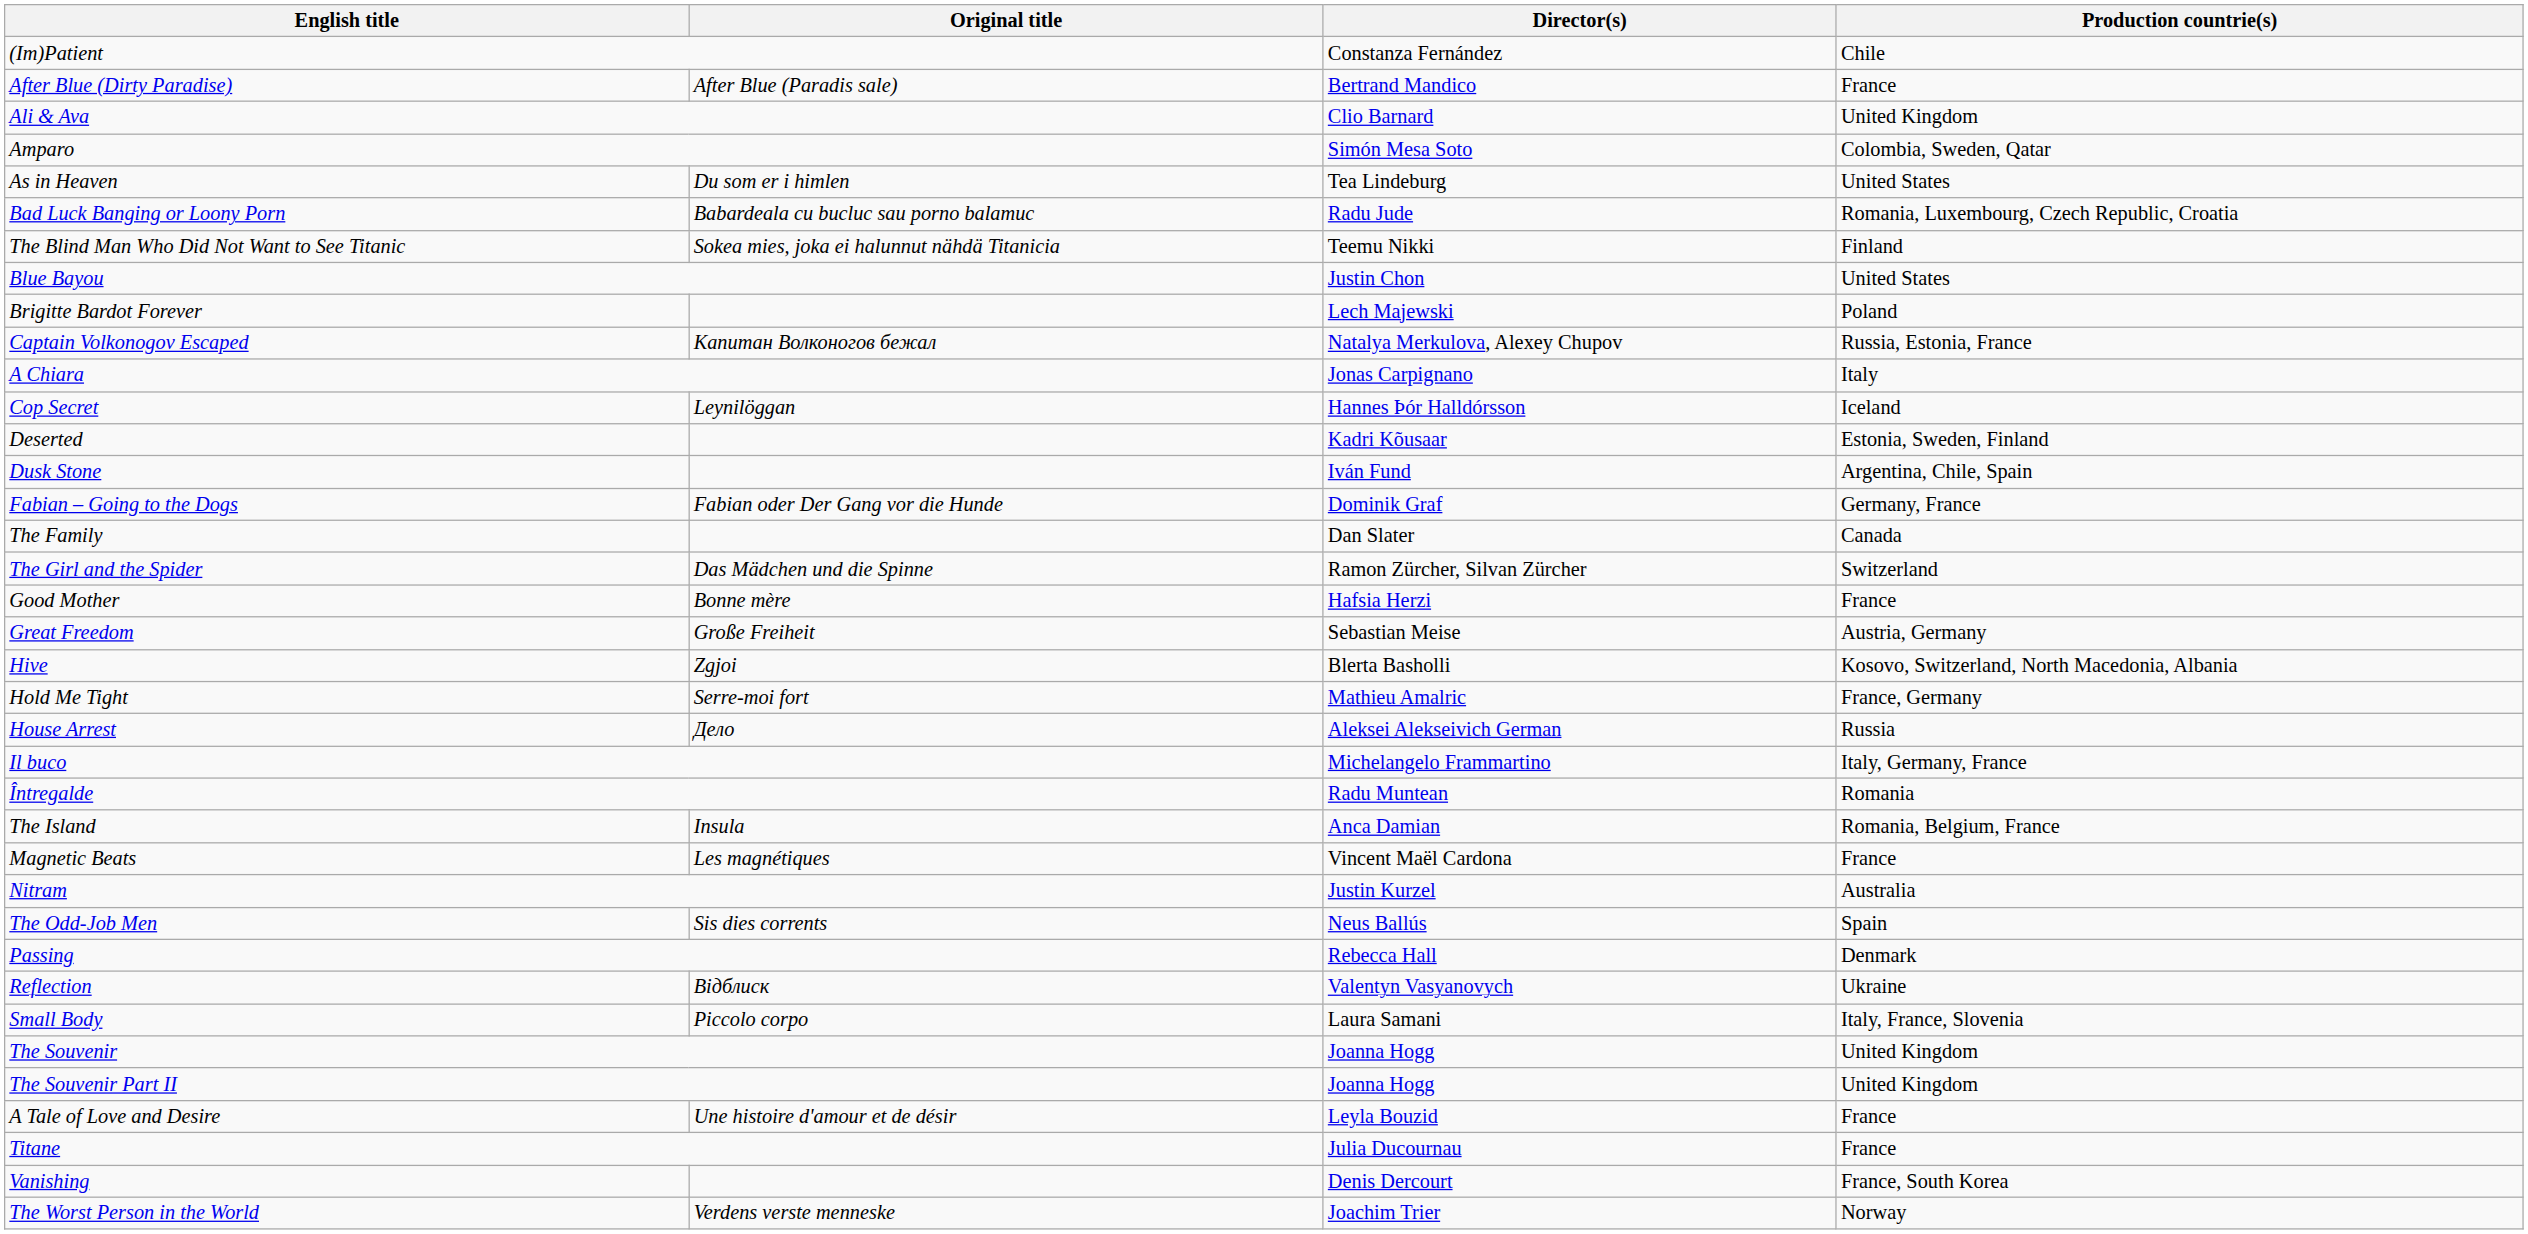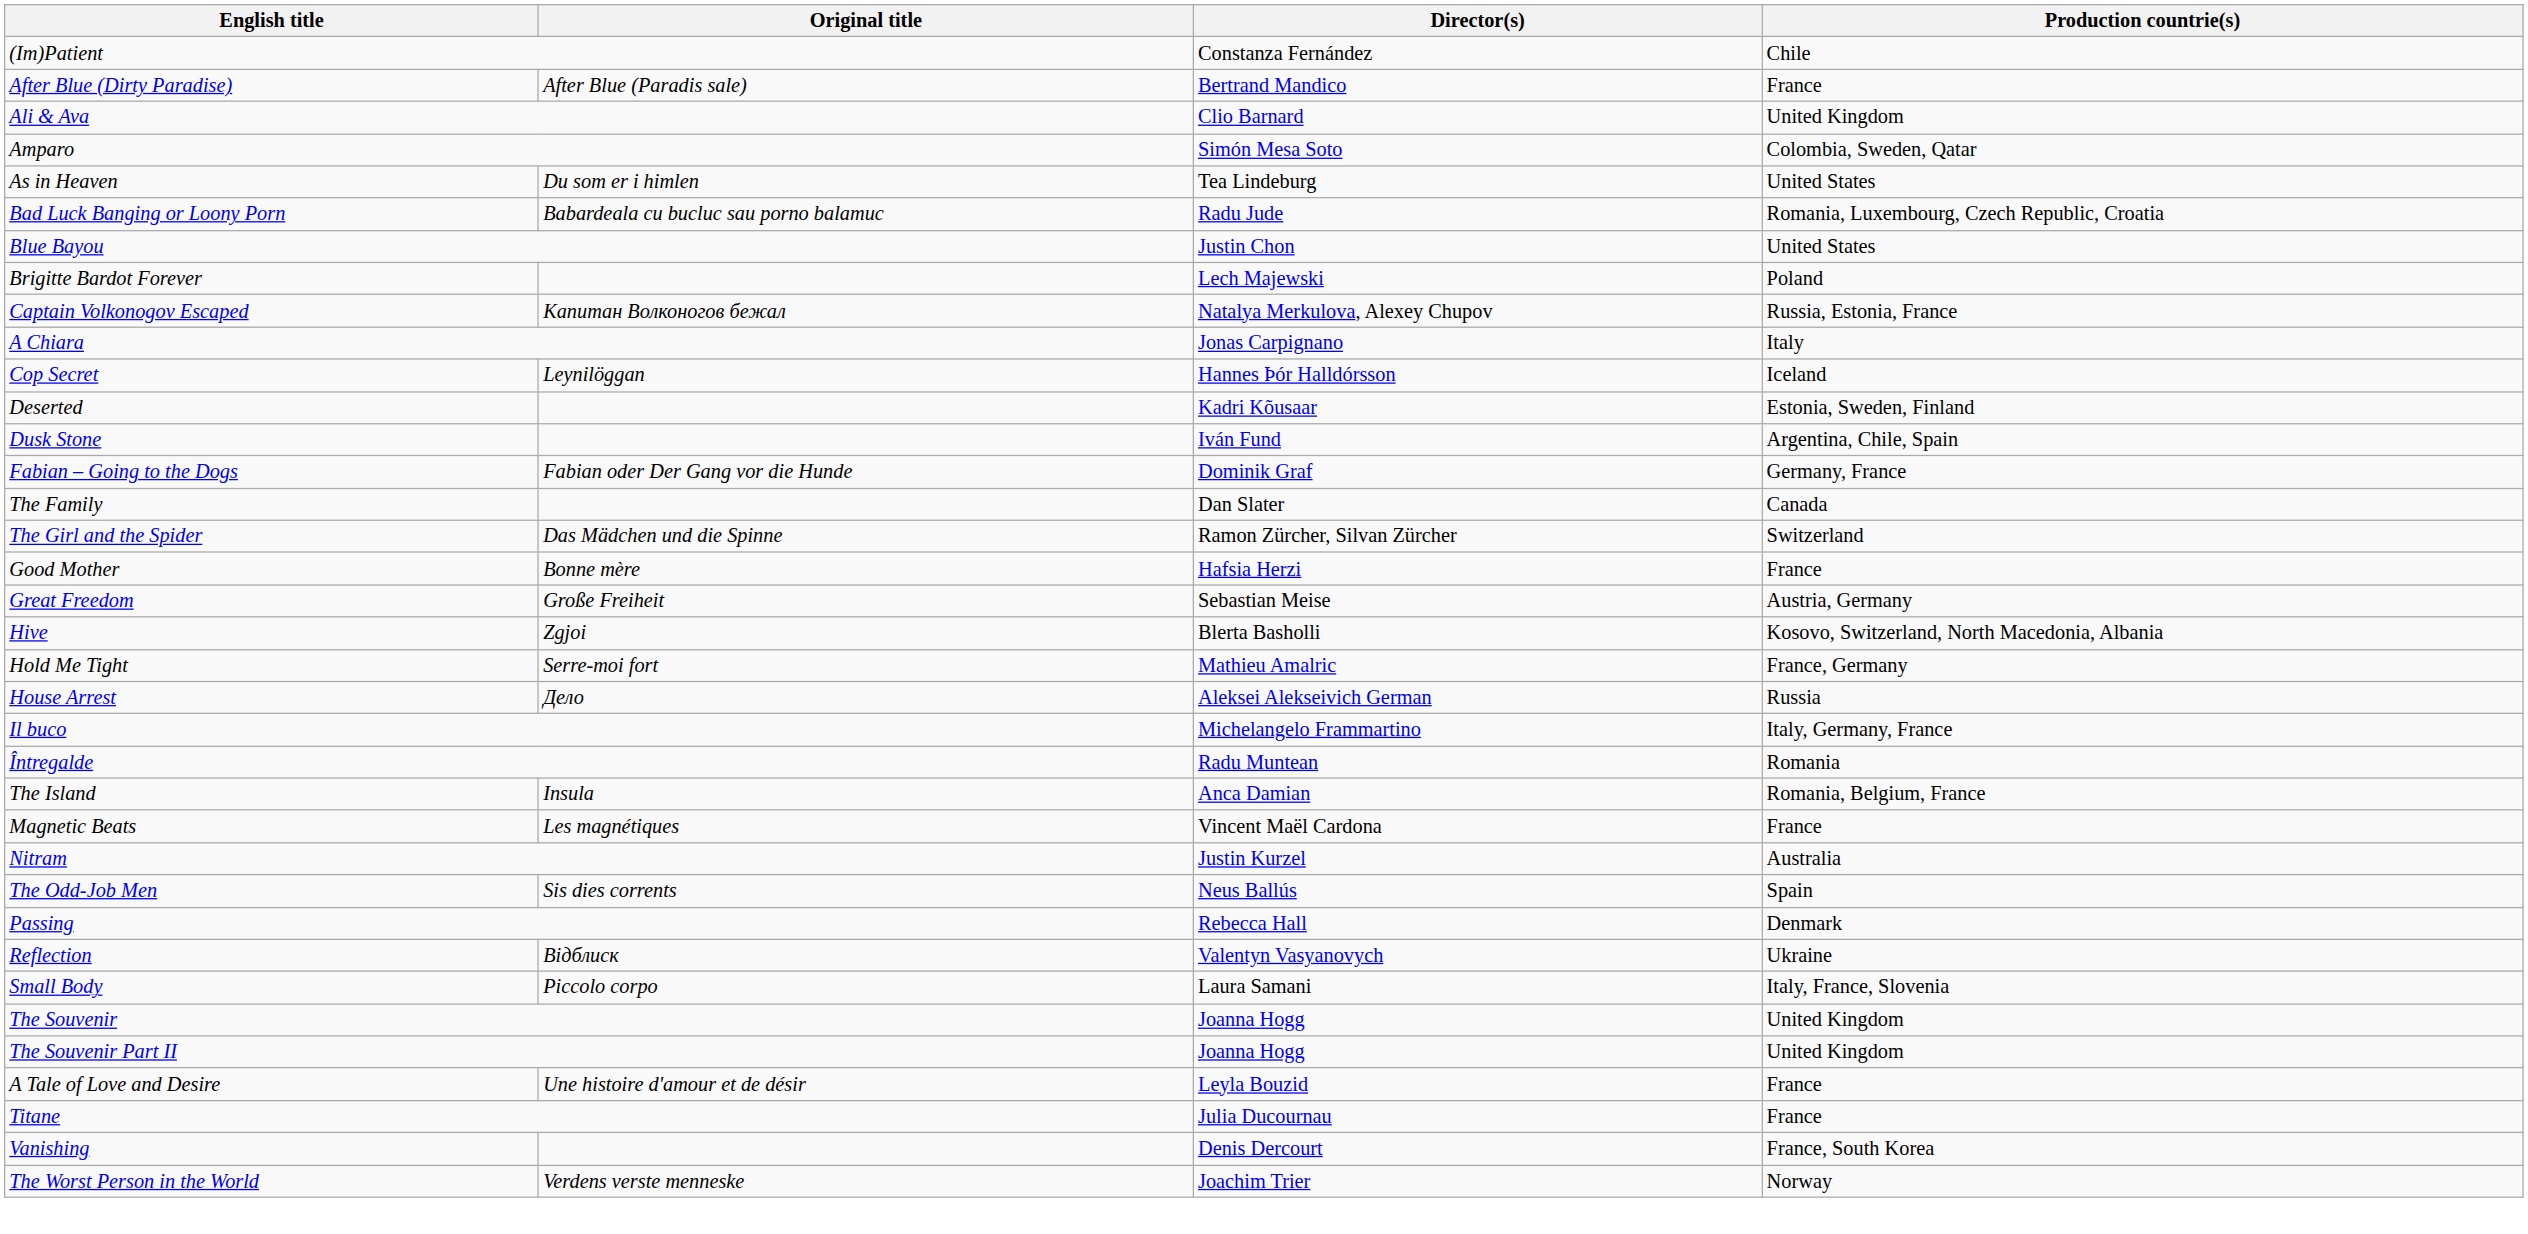- row: (207, 246)
